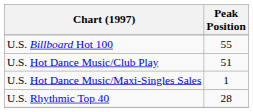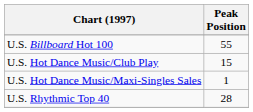(226, 62) 51 -> (226, 62) 15
